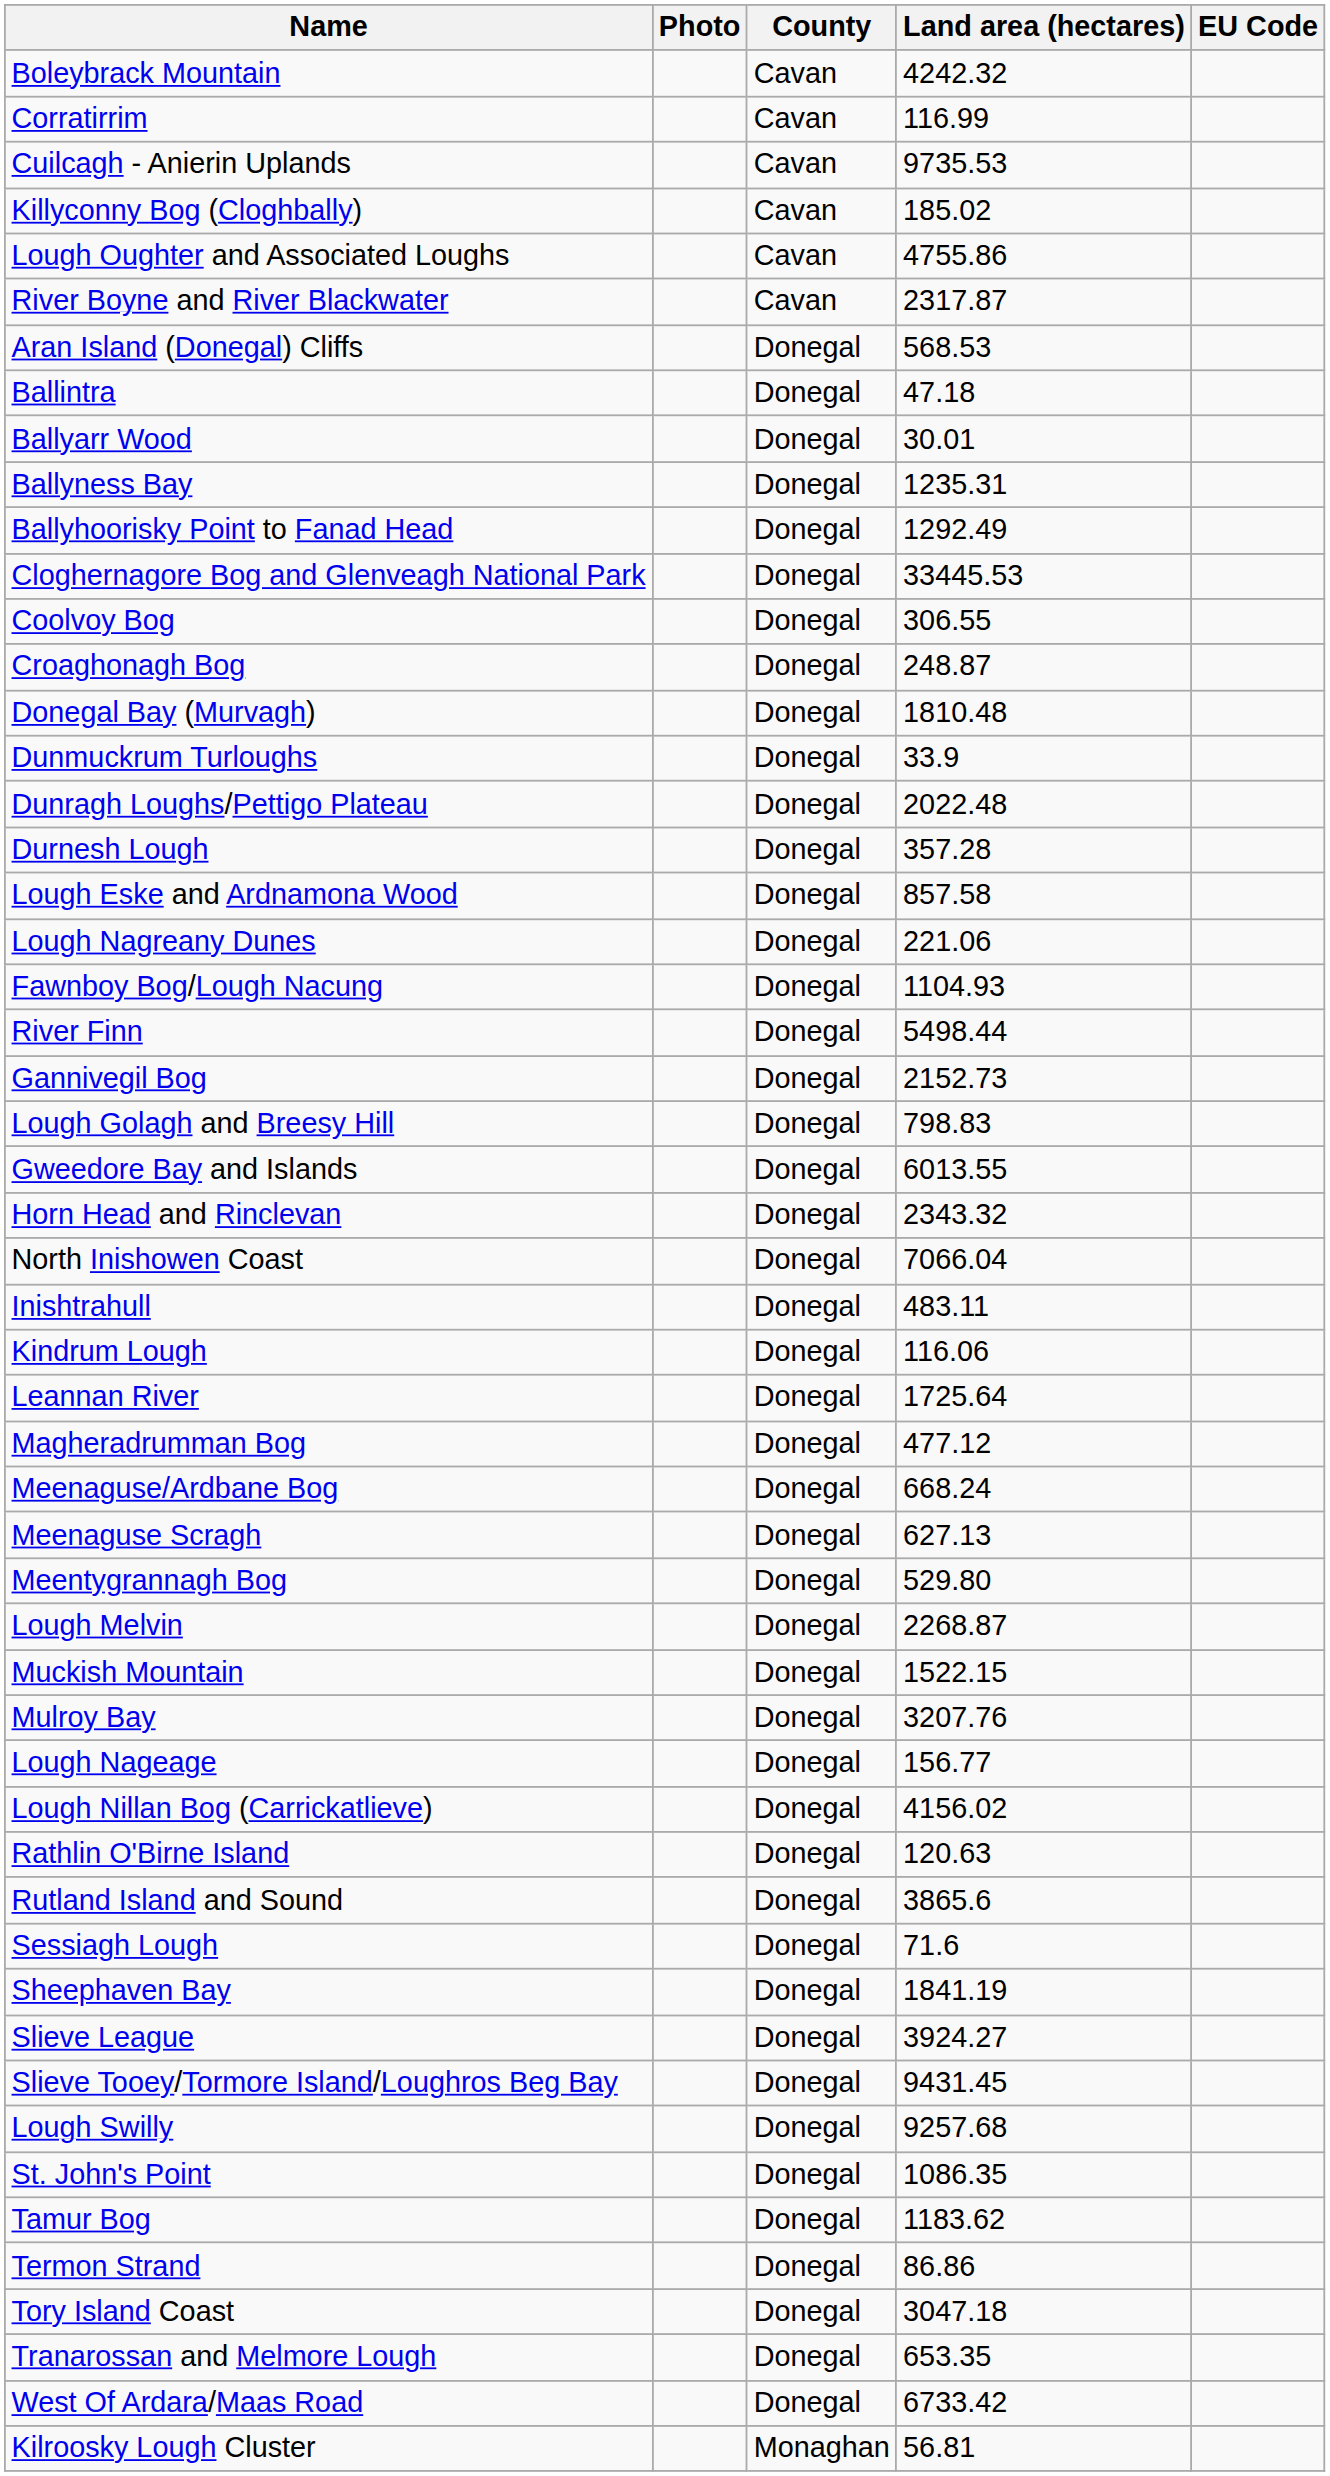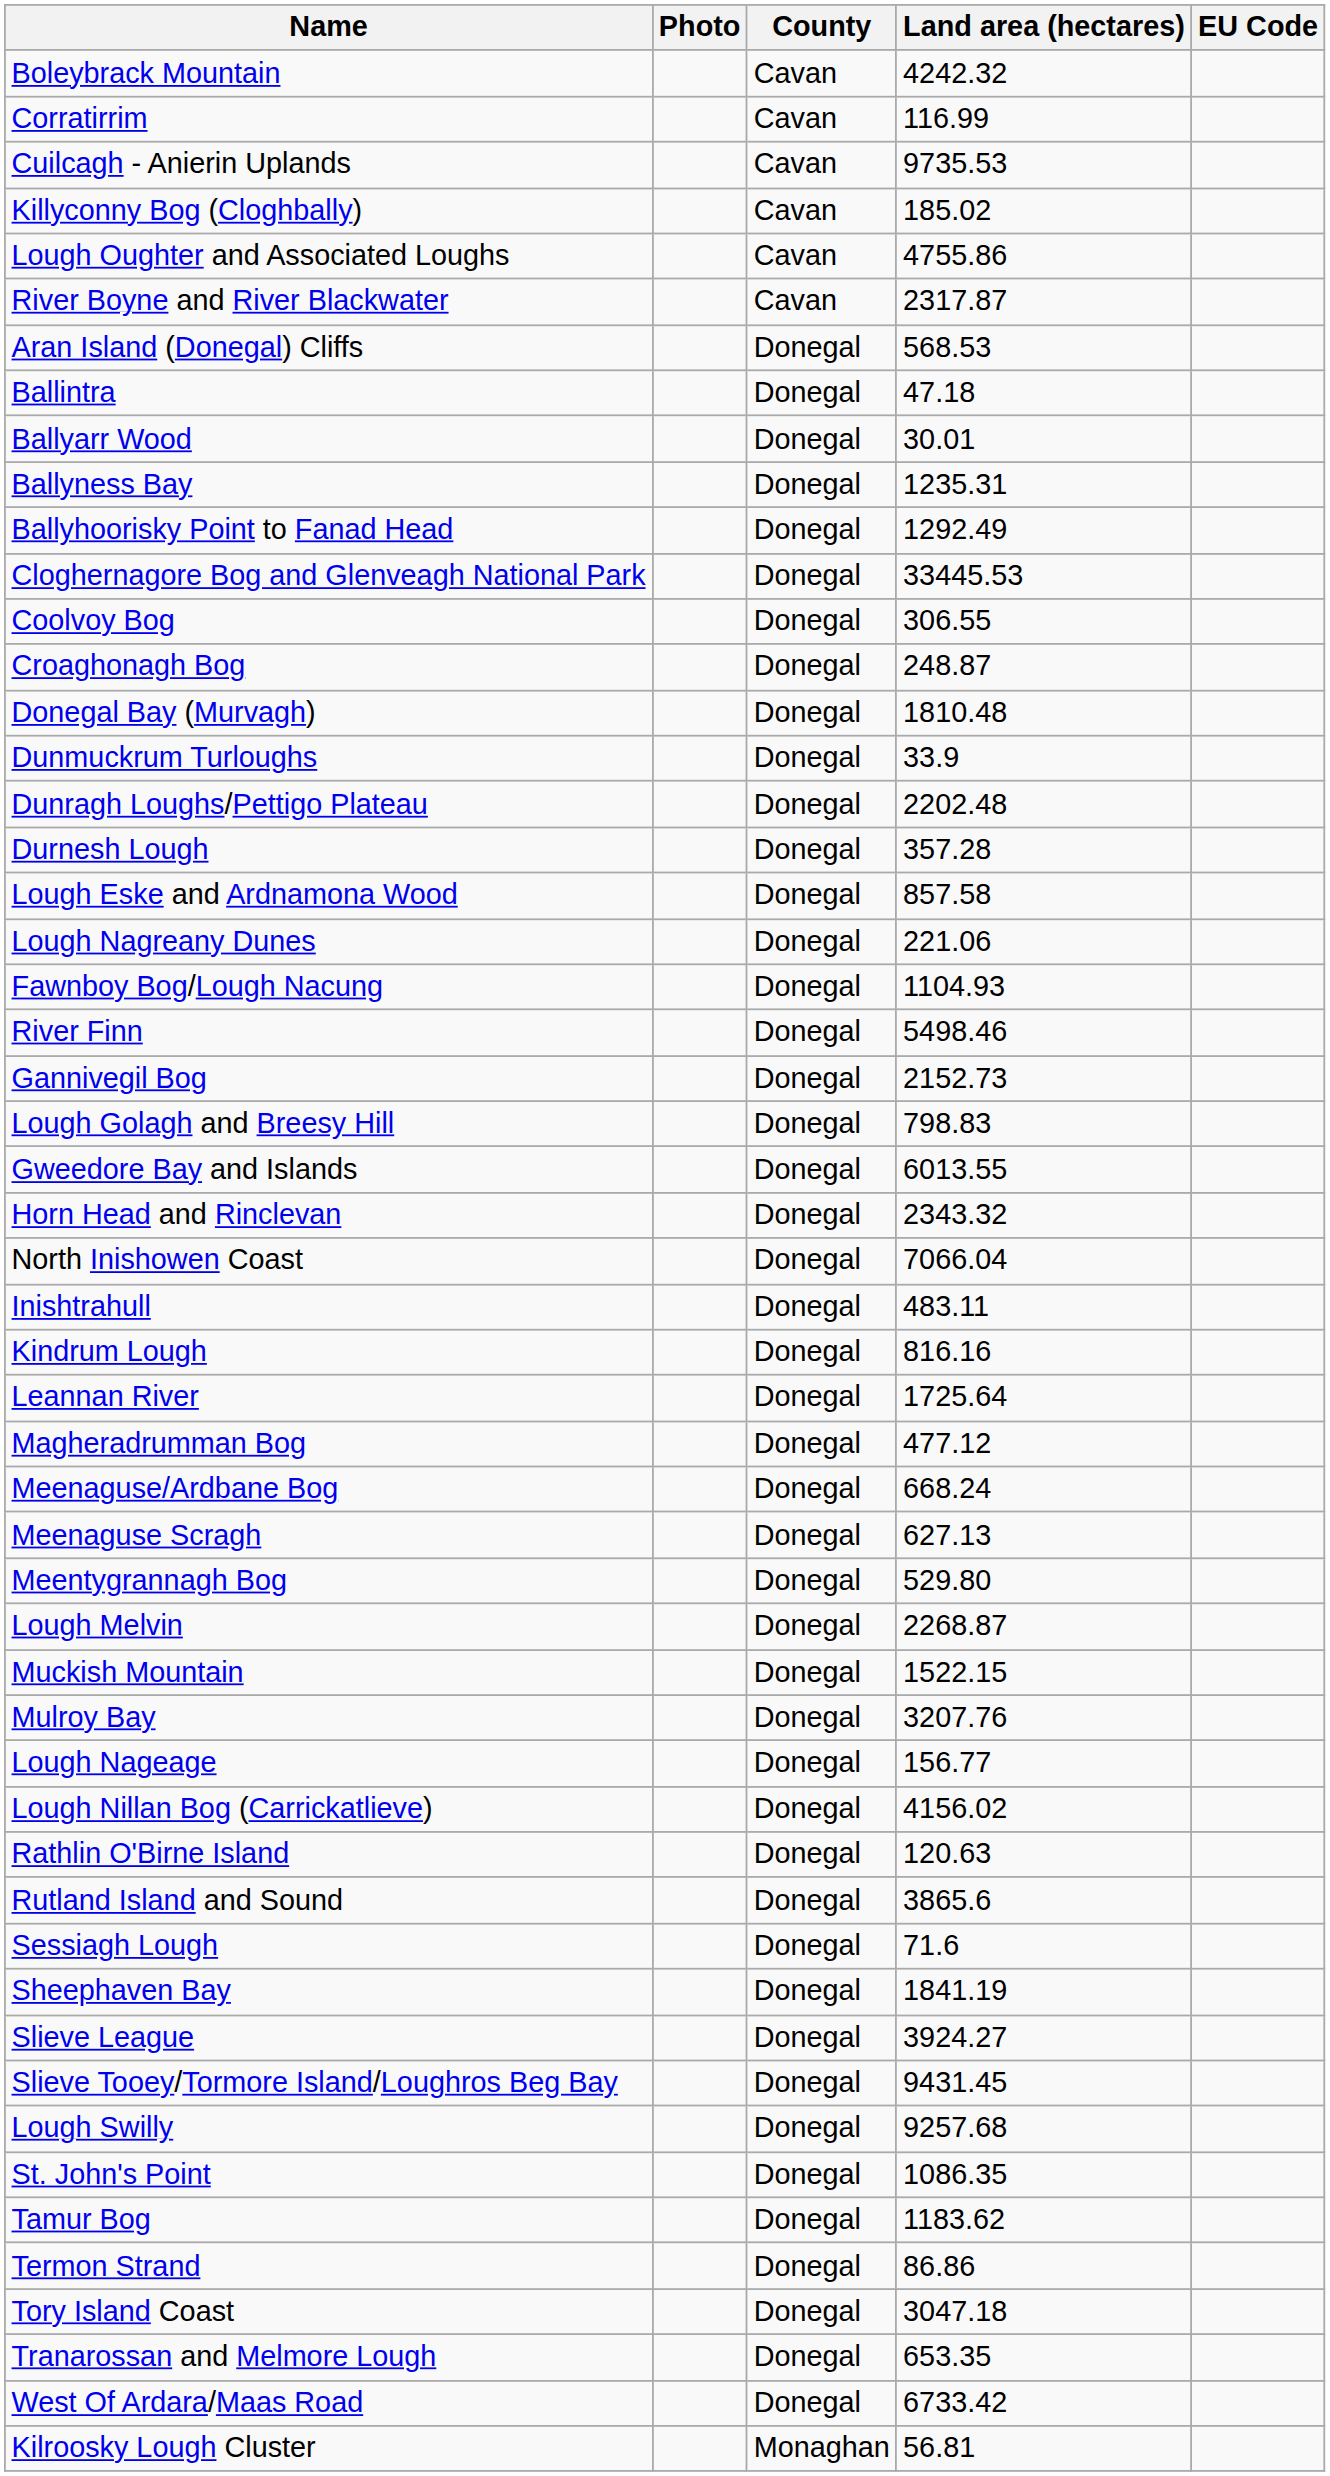(955, 803) 2022.48 -> (955, 803) 2202.48
(955, 1032) 5498.44 -> (955, 1032) 5498.46
(946, 1351) 116.06 -> (947, 1351) 816.16
